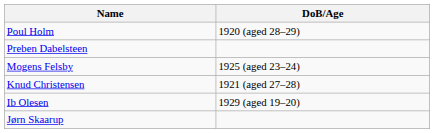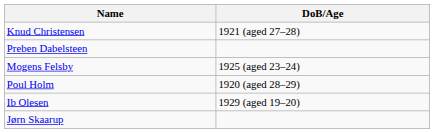rows swapped: (46, 84) <-> (30, 31)
